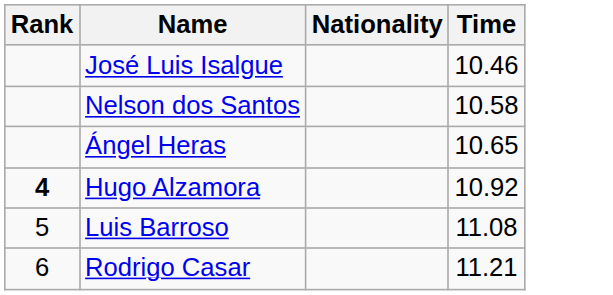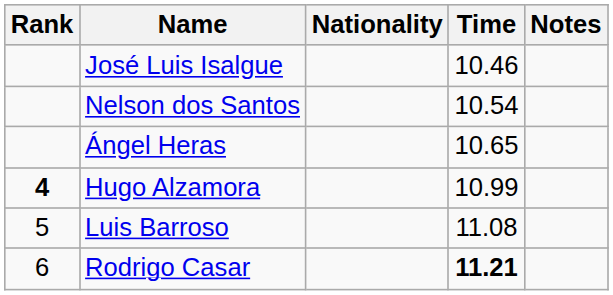+ column: (566, 24)
(487, 106) 10.58 -> (487, 106) 10.54
(487, 187) 10.92 -> (487, 187) 10.99
(487, 268) normal -> (487, 268) bold
